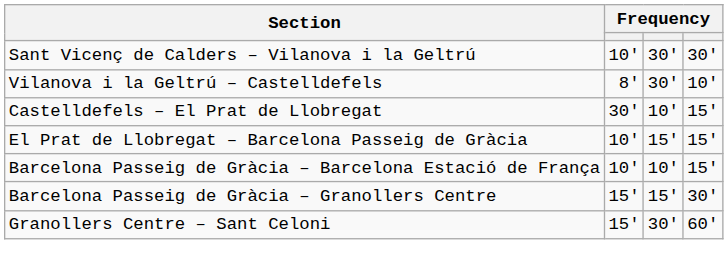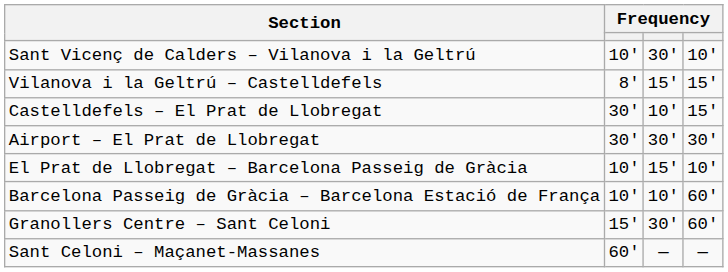(703, 55) 30′ -> (703, 55) 10′
(663, 83) 30′ -> (663, 83) 15′
(703, 83) 10′ -> (703, 83) 15′
+ row: (164, 140)
(703, 140) 15′ -> (703, 168) 10′
(703, 168) 15′ -> (703, 196) 60′
- row: (253, 196)
+ row: (164, 252)
